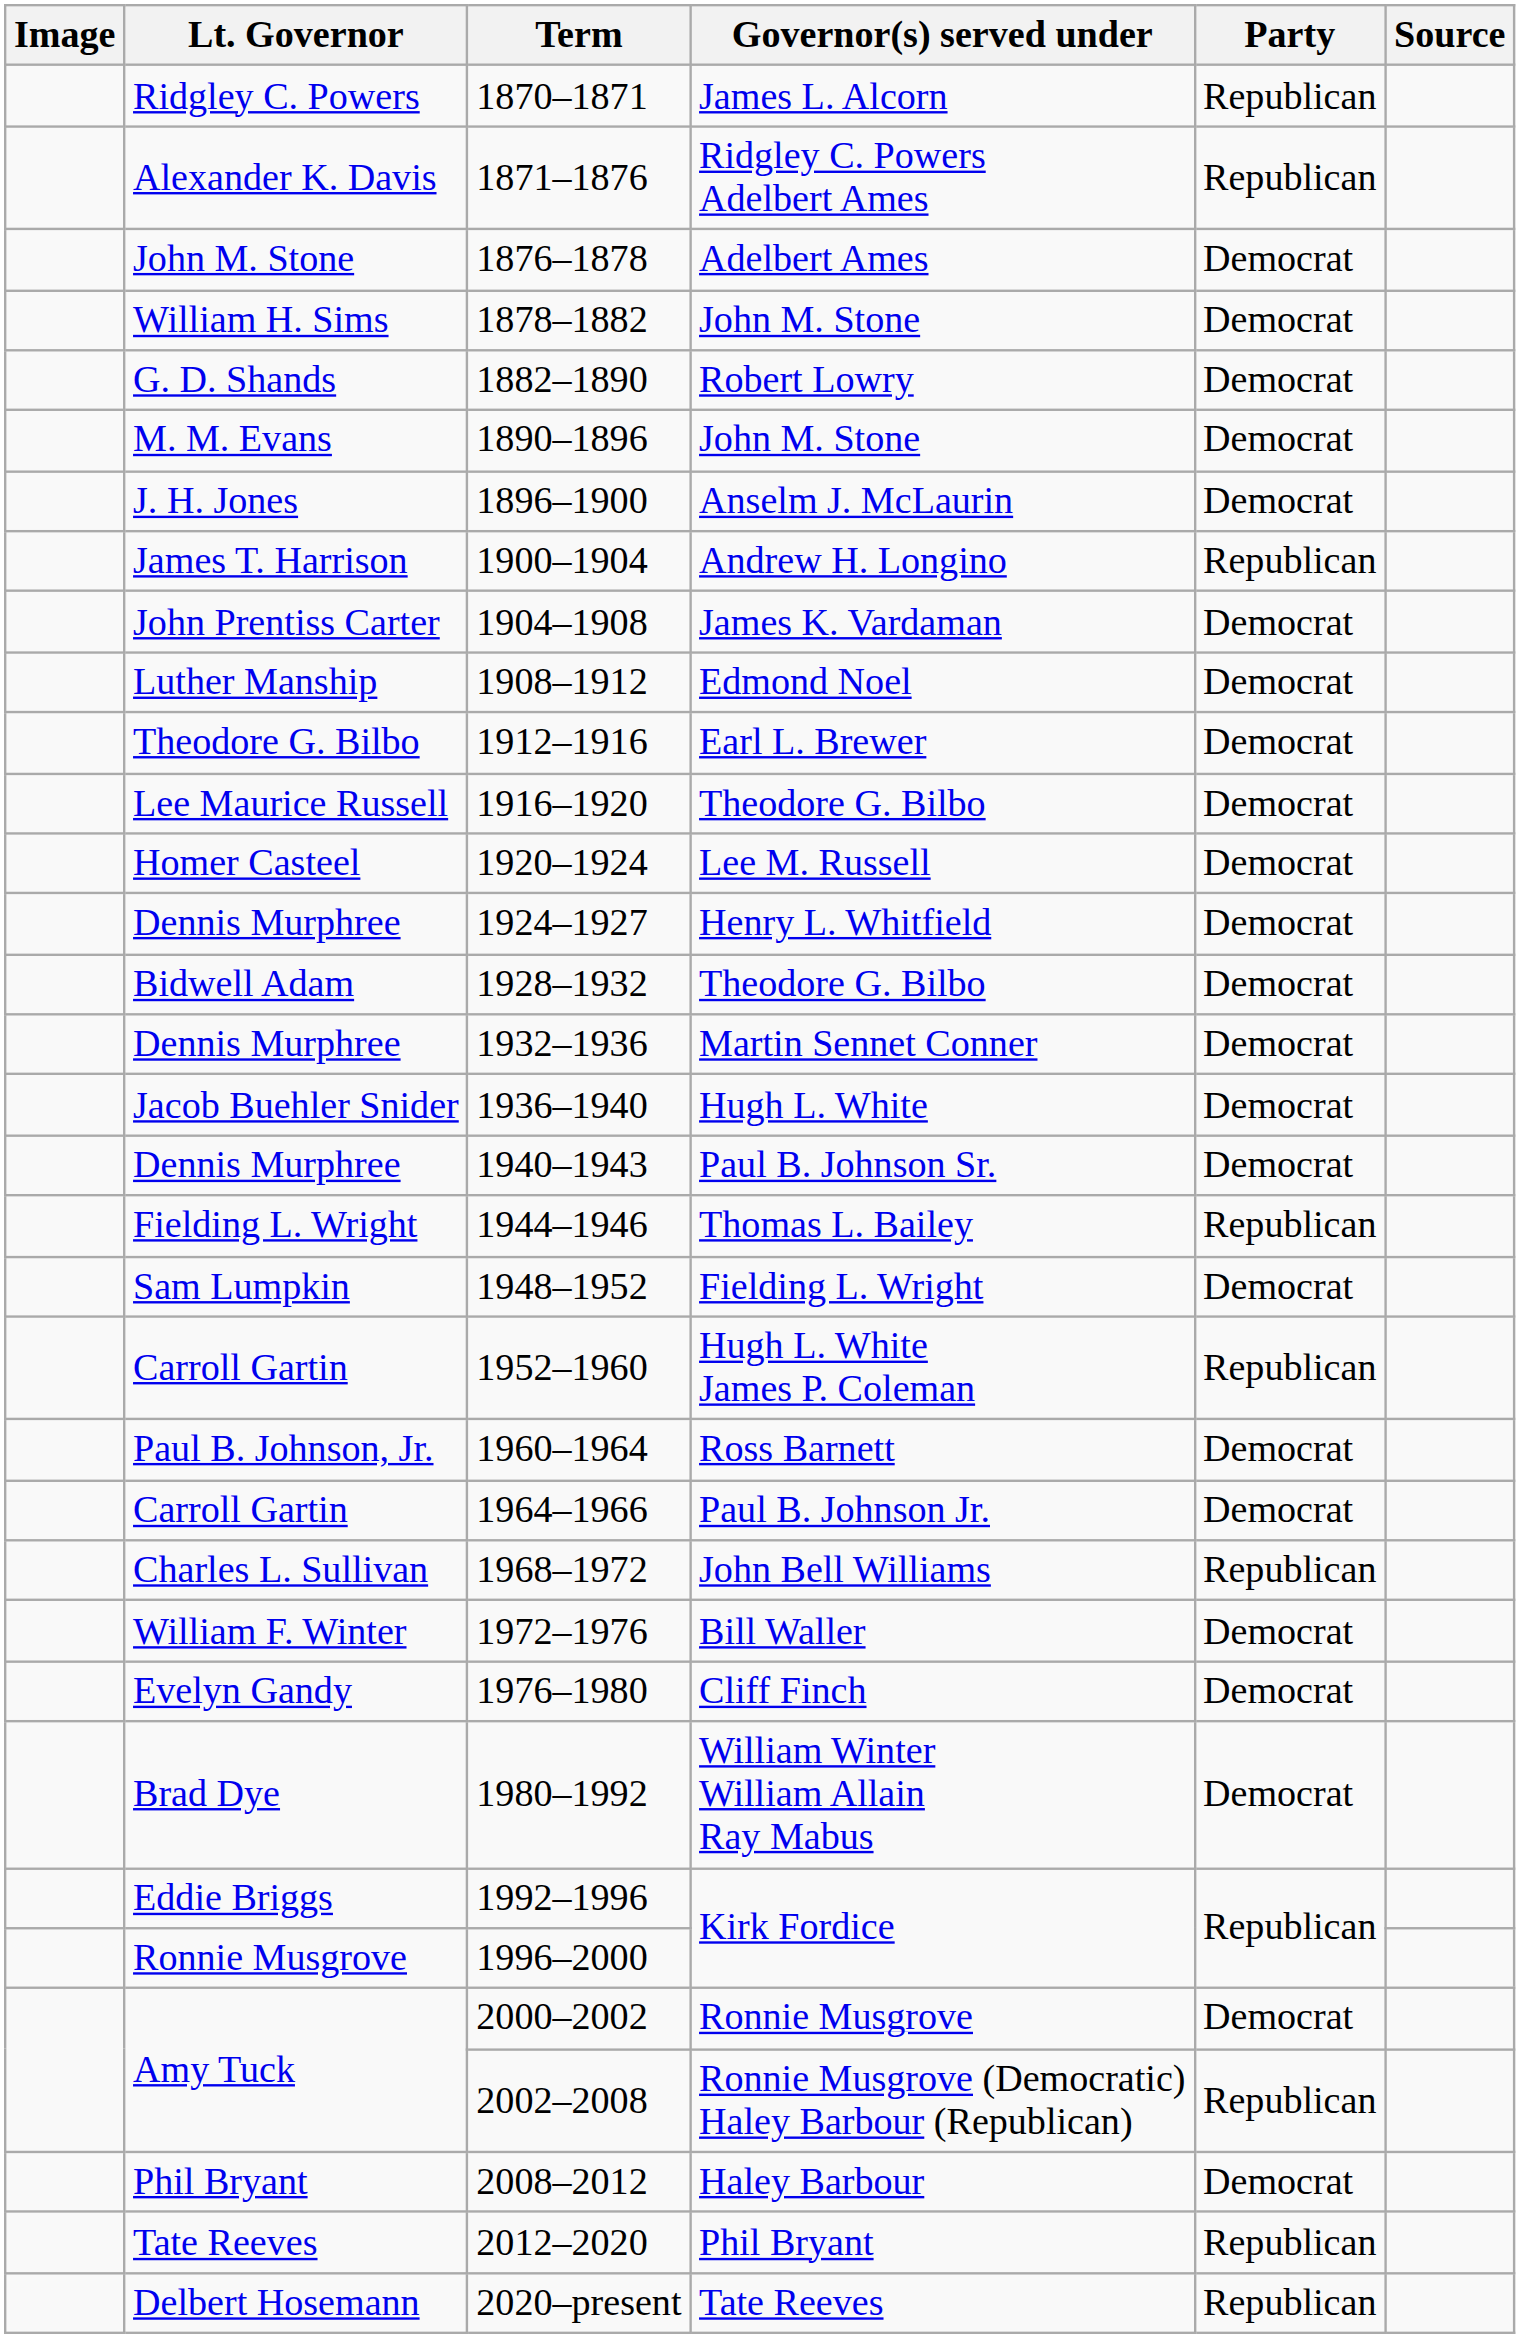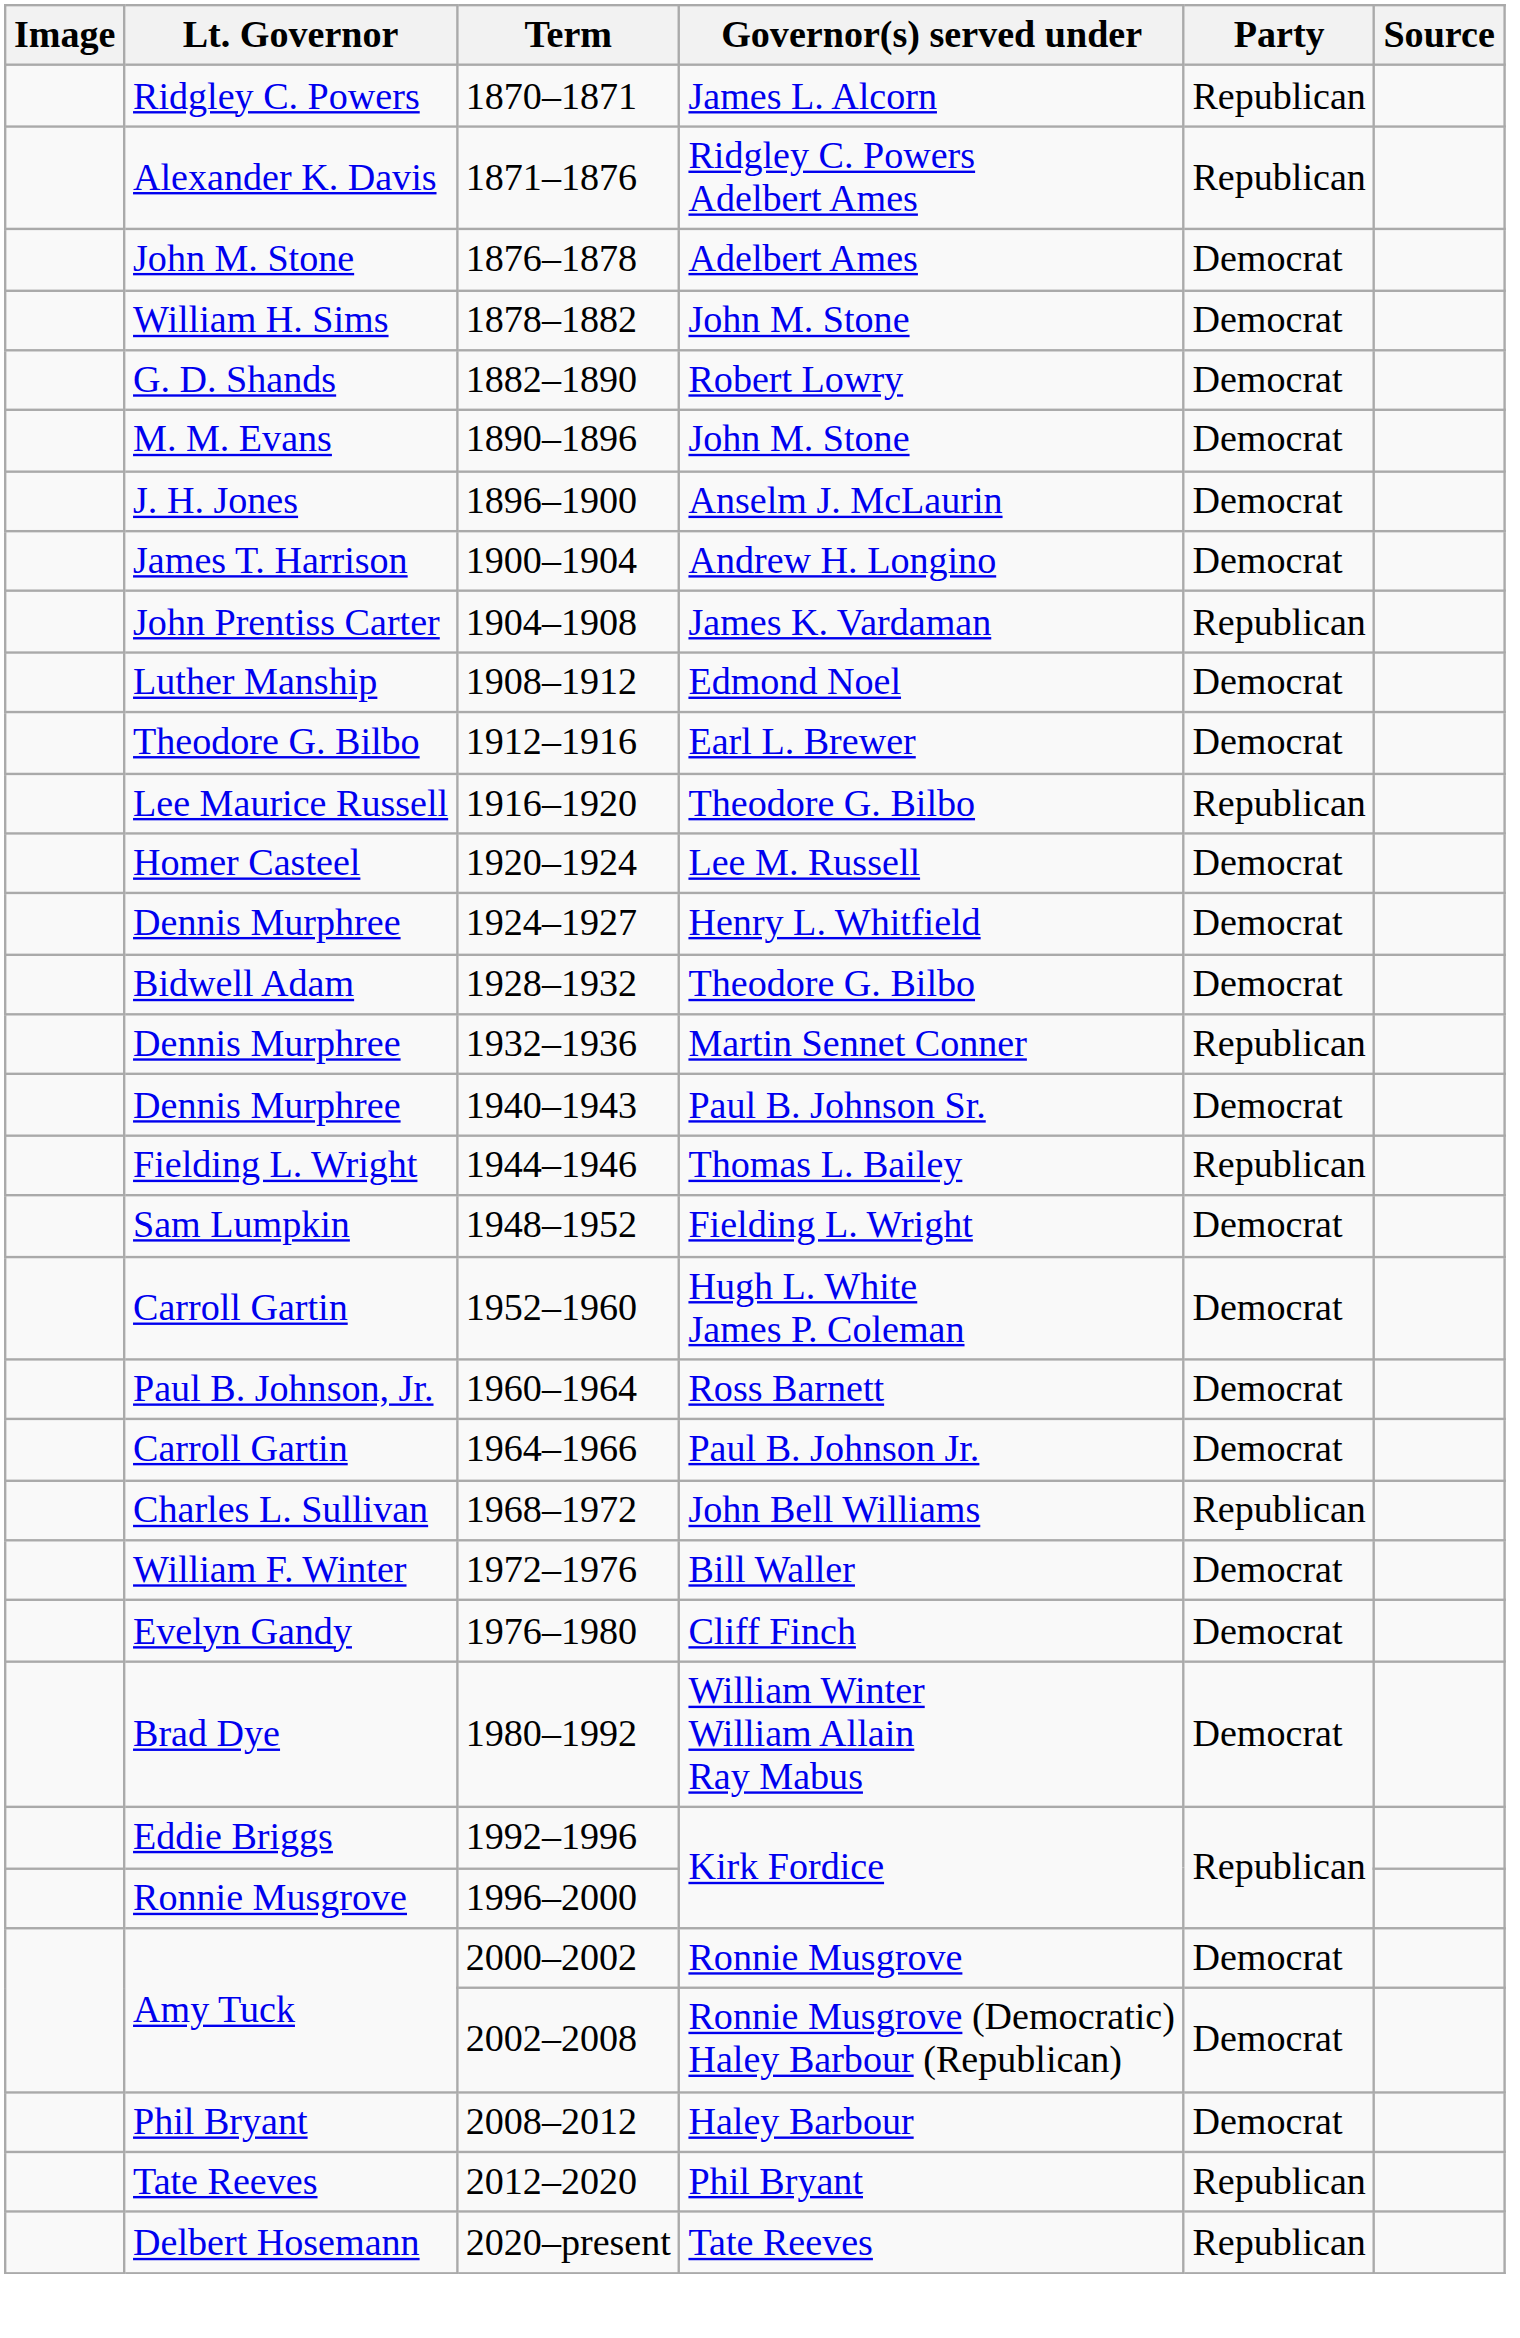(1290, 560) Republican -> (1268, 560) Democrat
(1278, 621) Democrat -> (1279, 621) Republican
(1278, 802) Democrat -> (1279, 802) Republican
(1278, 1043) Democrat -> (1279, 1043) Republican
- row: (562, 1104)
(1290, 1367) Republican -> (1268, 1306) Democrat
(1290, 2099) Republican -> (1268, 2039) Democrat
